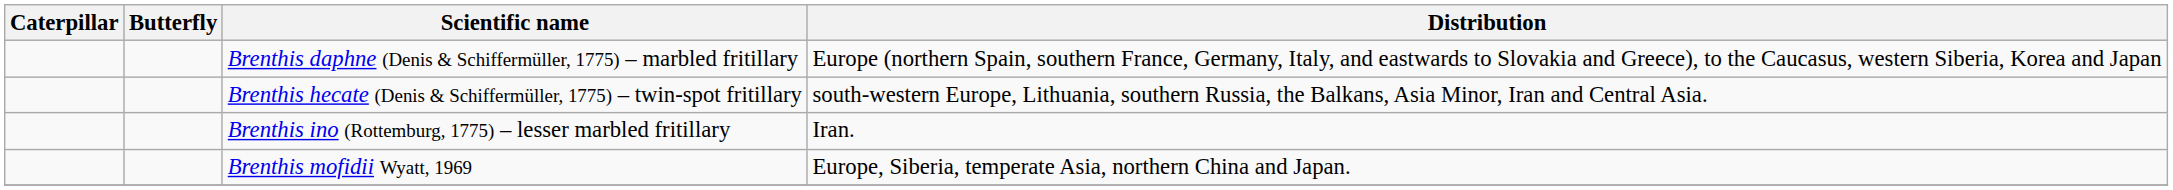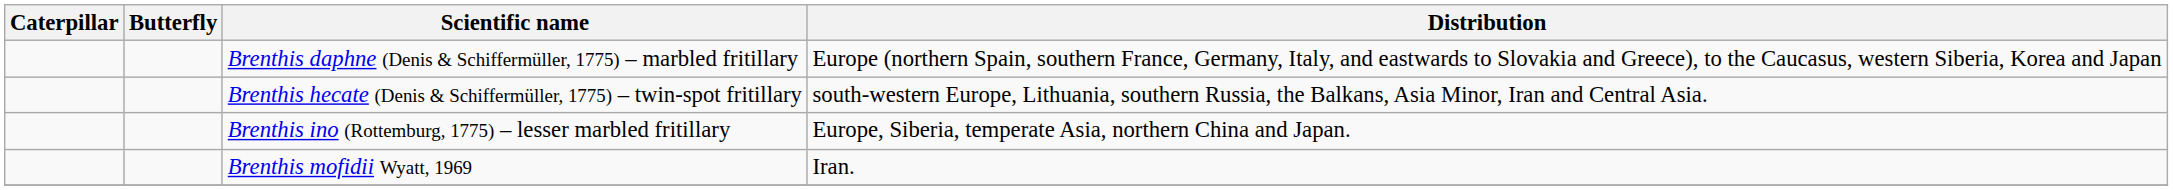(834, 130) Iran. -> (1082, 130) Europe, Siberia, temperate Asia, northern China and Japan.
(1082, 166) Europe, Siberia, temperate Asia, northern China and Japan. -> (834, 166) Iran.
